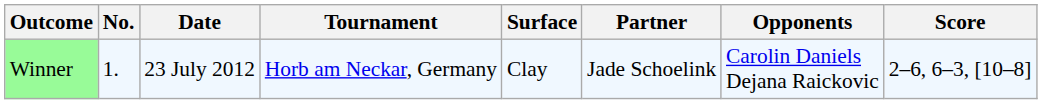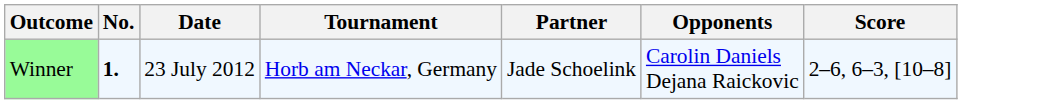- column: (542, 21)
(111, 68) normal -> (111, 68) bold
